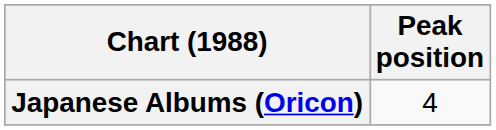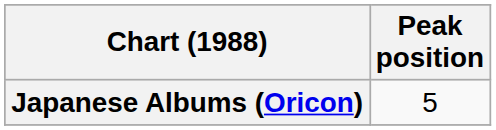(430, 102) 4 -> (430, 102) 5
